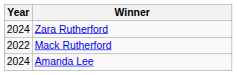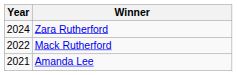(18, 62) 2024 -> (18, 62) 2021
